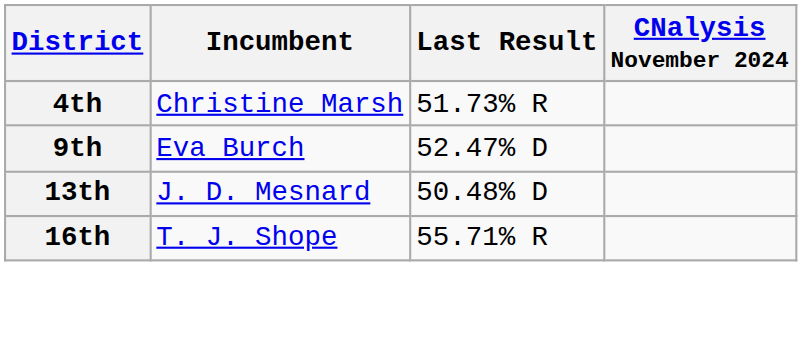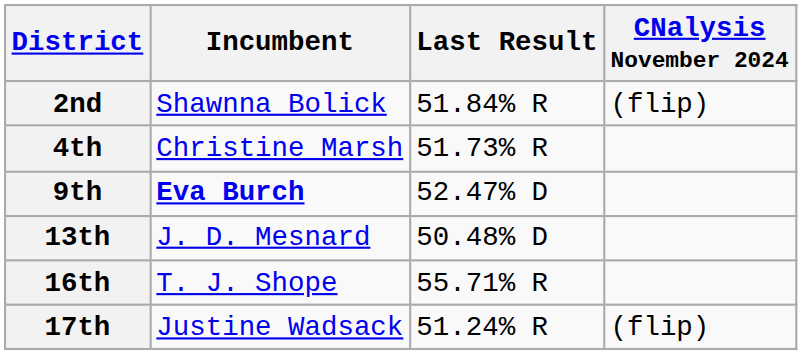+ row: (77, 104)
(230, 148) normal -> (230, 193) bold
+ row: (77, 327)
